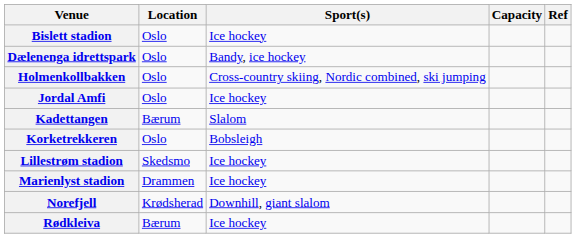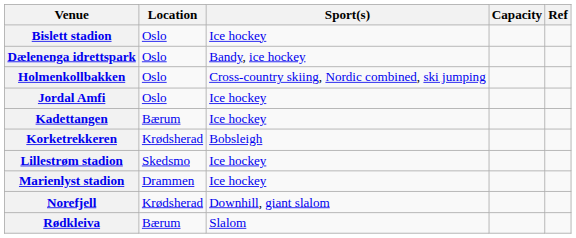(228, 118) Slalom -> (238, 118) Ice hockey
(154, 139) Oslo -> (172, 139) Krødsherad
(238, 222) Ice hockey -> (228, 222) Slalom
